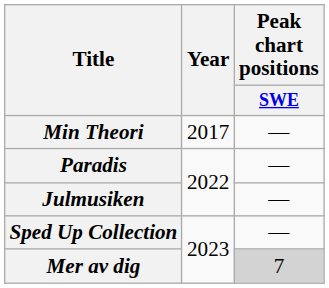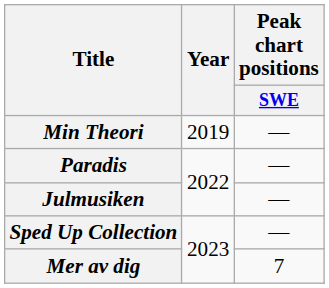(208, 131) 2017 -> (208, 131) 2019
(279, 265) lightgrey background -> (279, 265) no background
